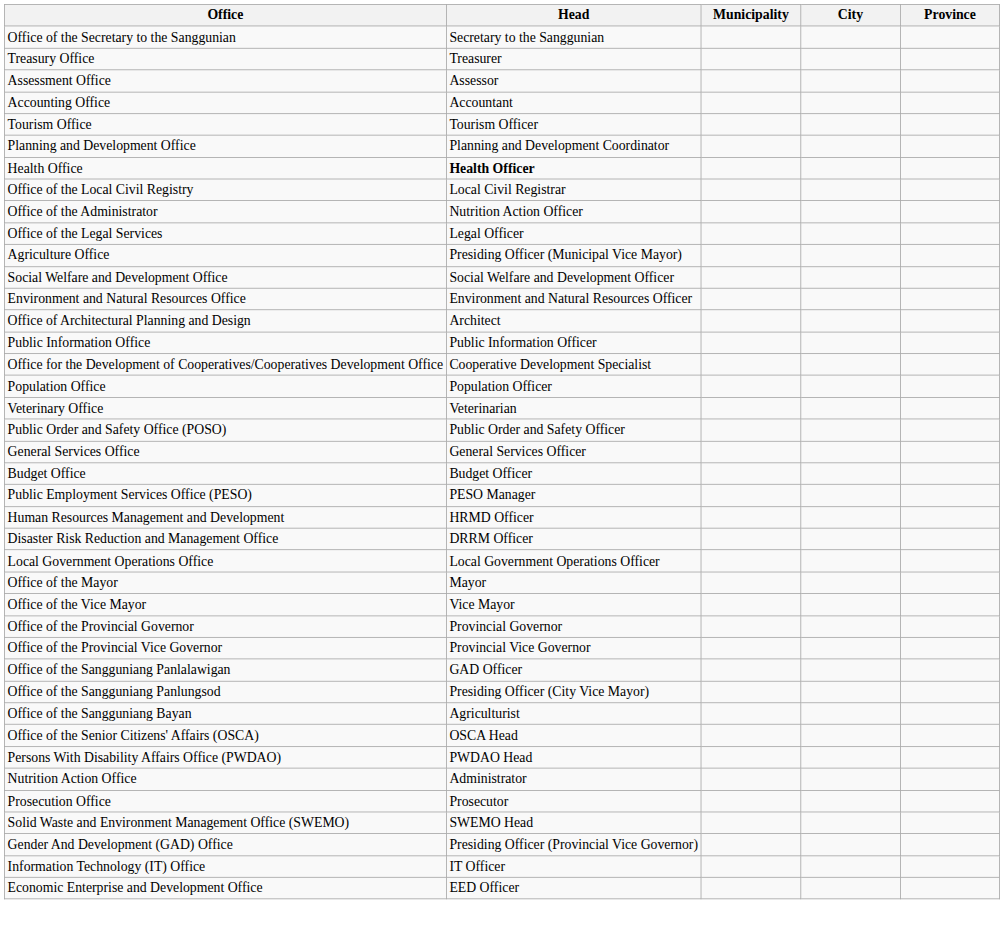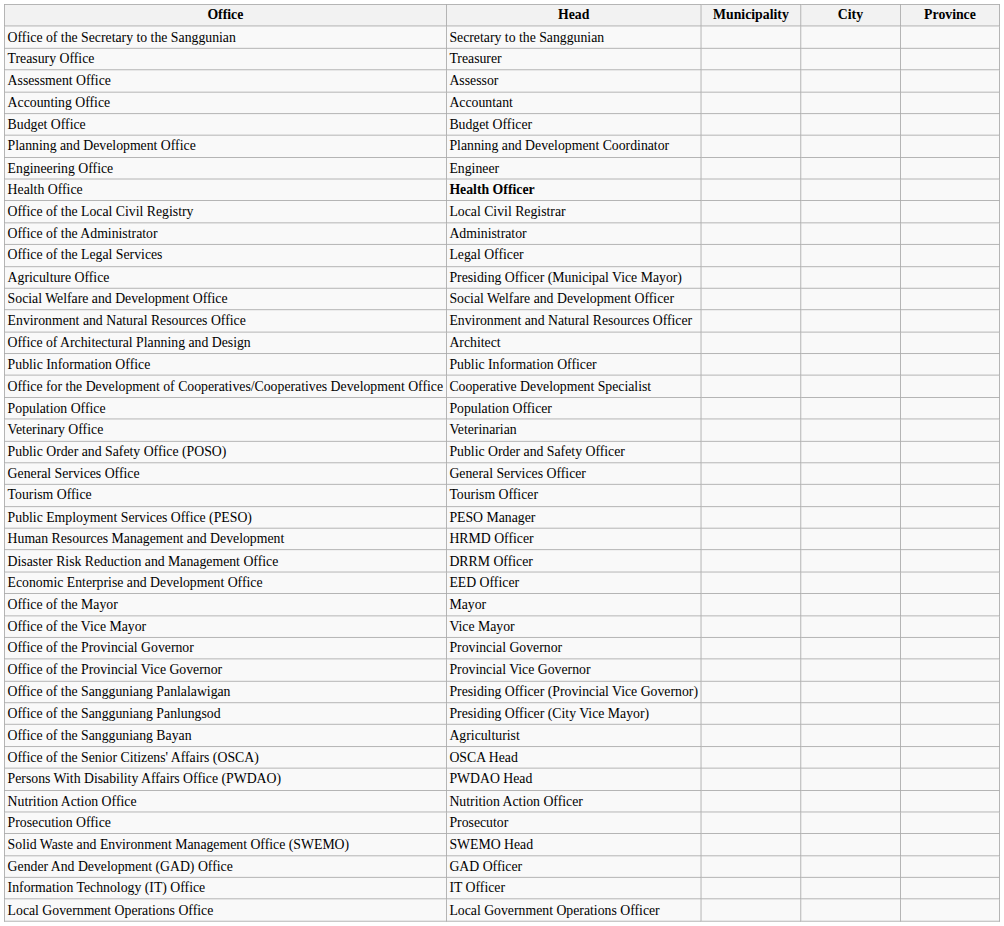rows swapped: (47, 473) <-> (50, 124)
+ row: (60, 168)
(516, 211) Nutrition Action Officer -> (488, 233) Administrator
rows swapped: (135, 888) <-> (110, 560)
(486, 670) GAD Officer -> (574, 691) Presiding Officer (Provincial Vice Governor)
(488, 779) Administrator -> (516, 801) Nutrition Action Officer
(574, 844) Presiding Officer (Provincial Vice Governor) -> (486, 866) GAD Officer
